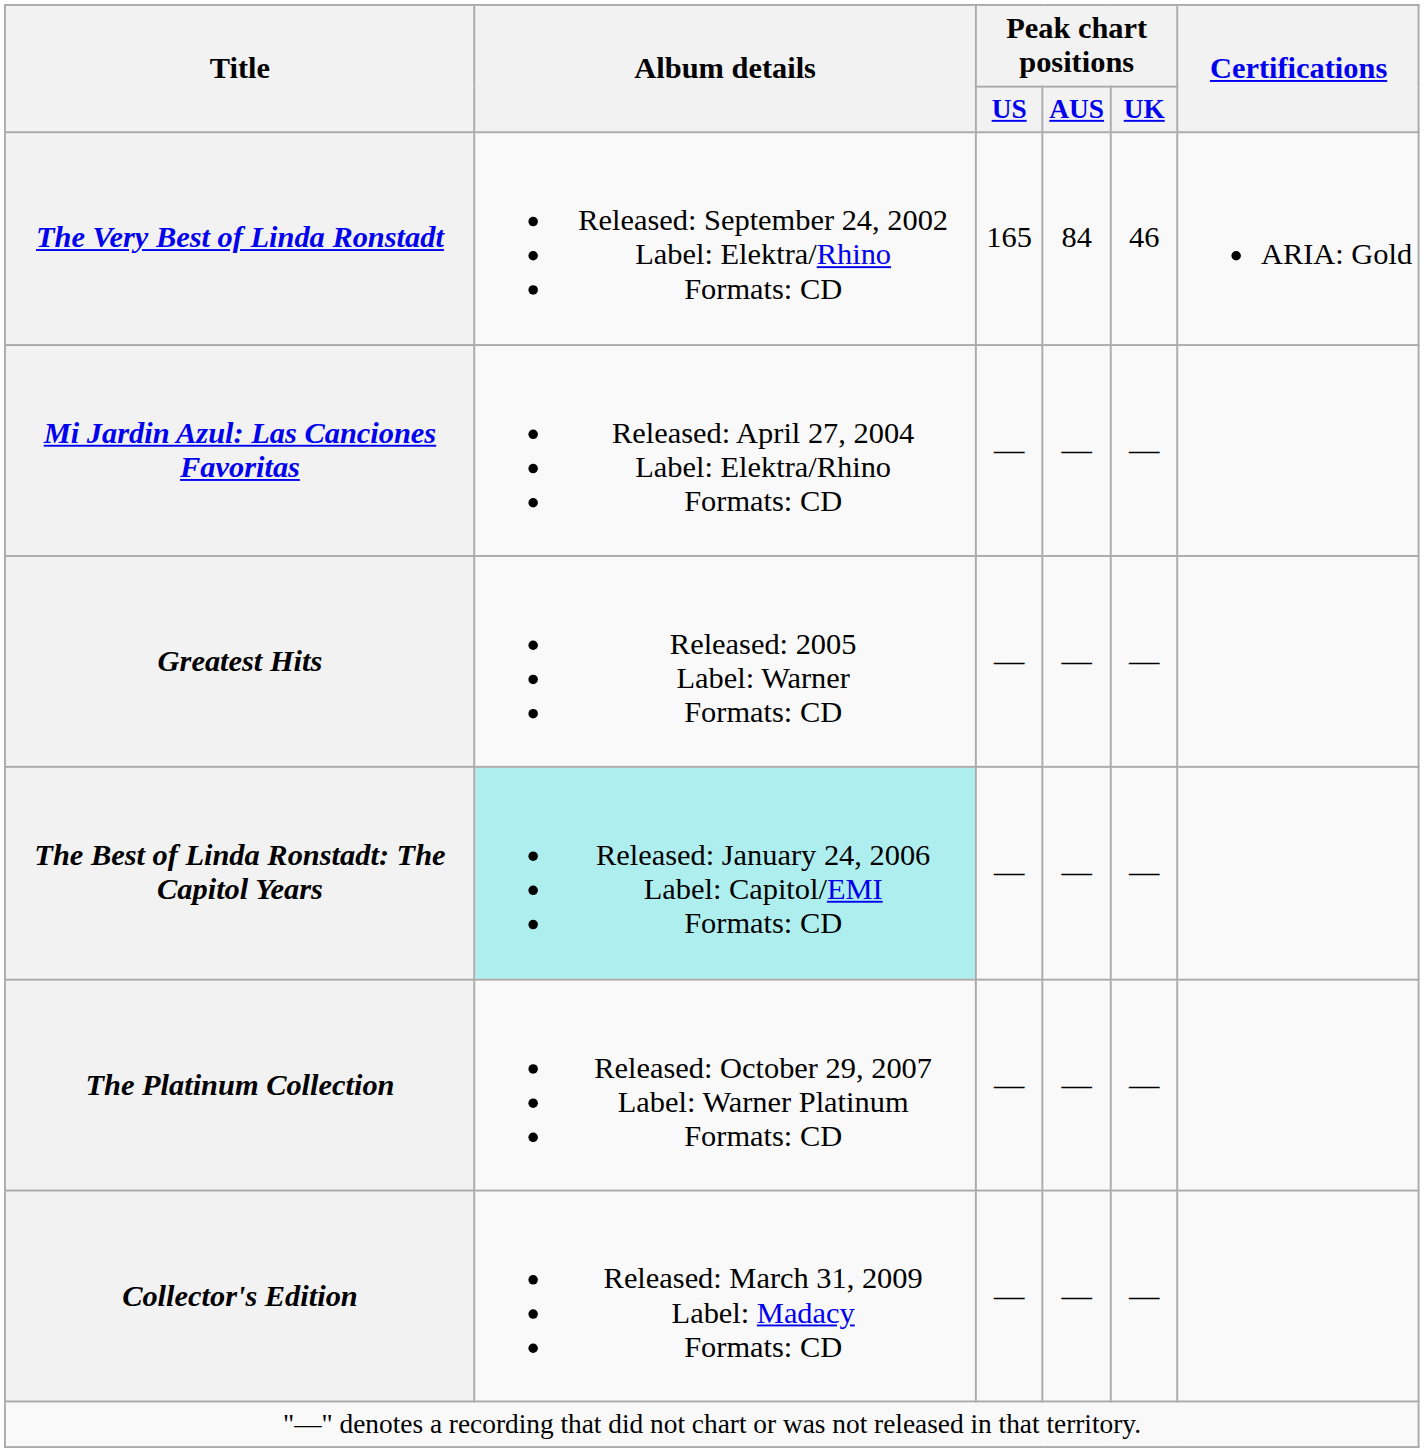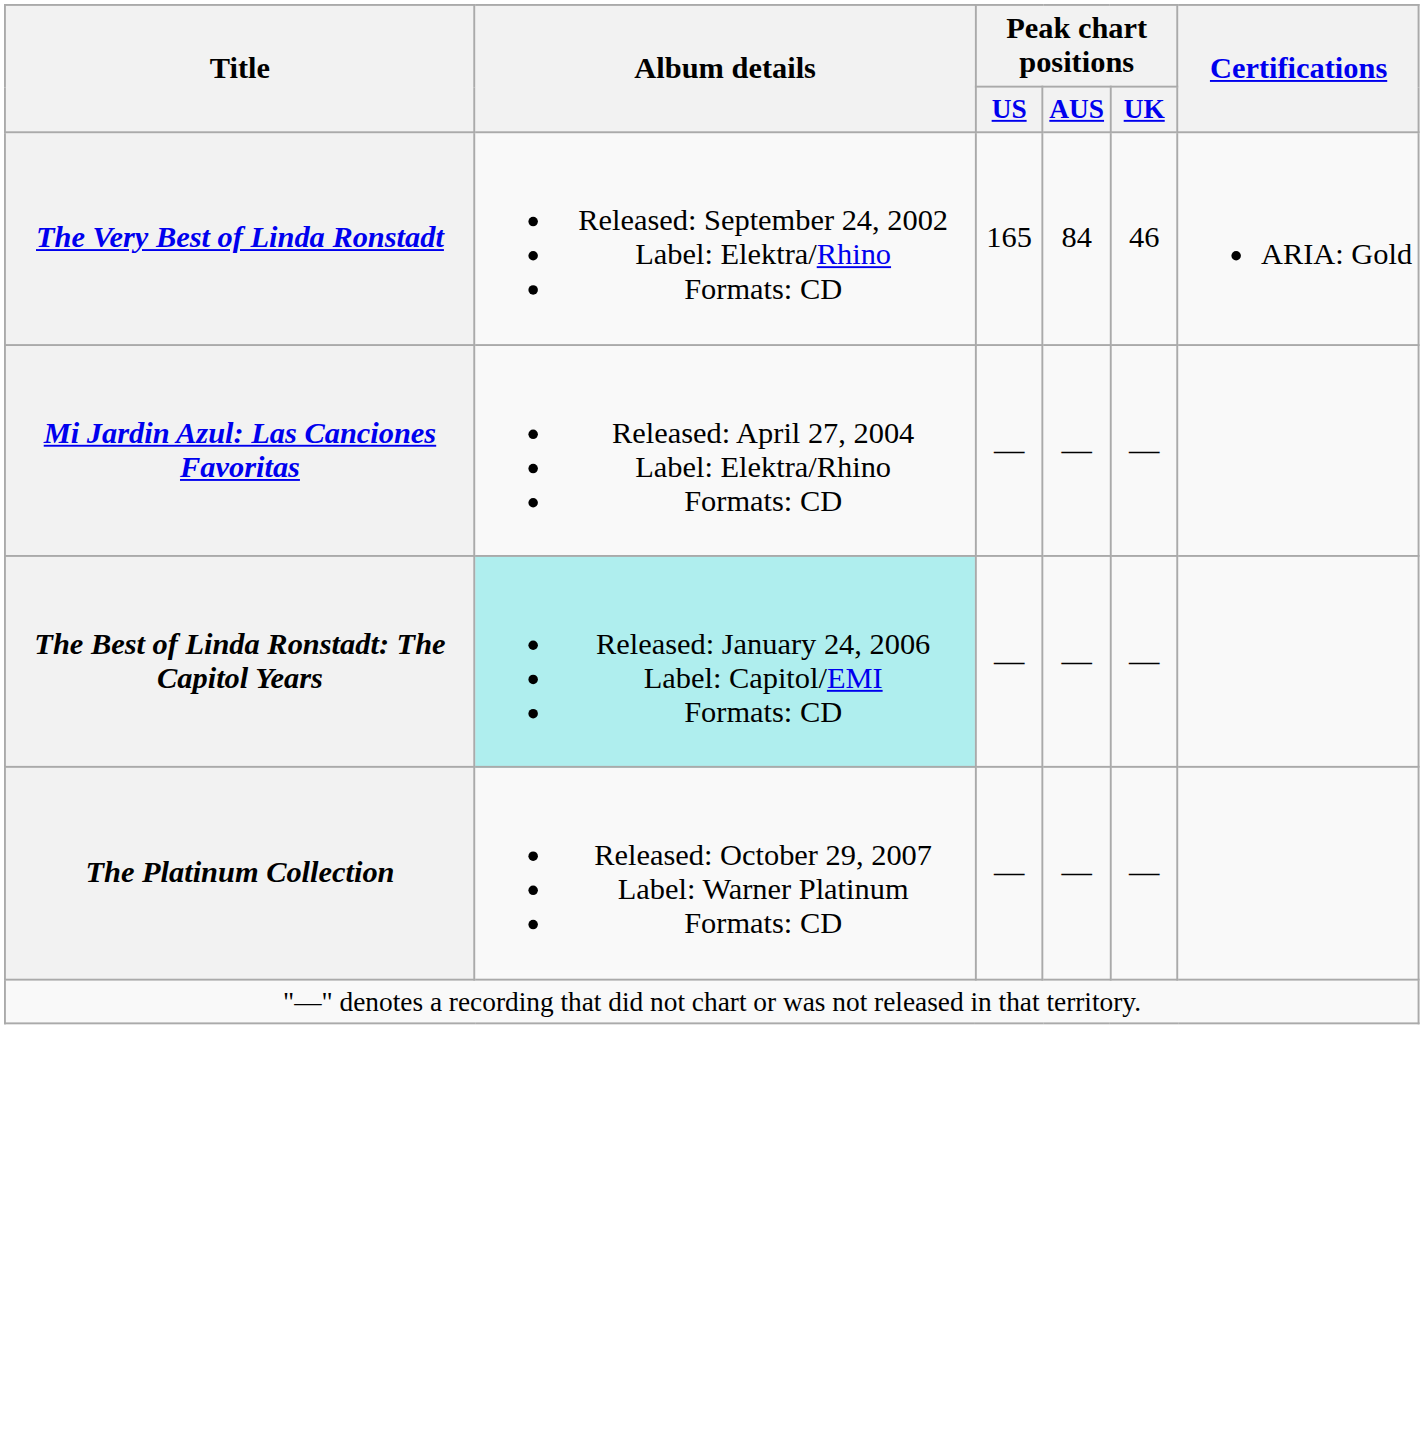- row: (240, 661)
- row: (240, 1295)
